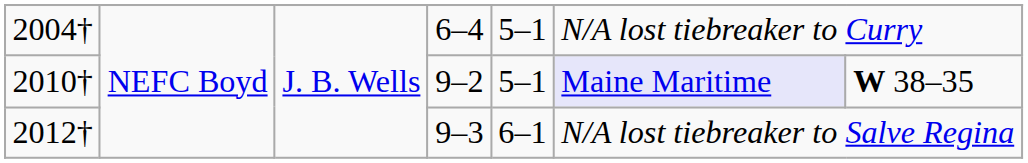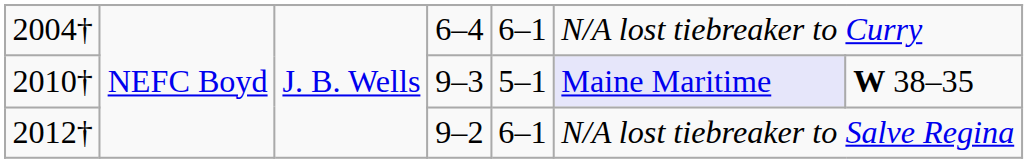(522, 30) 5–1 -> (522, 30) 6–1
(459, 81) 9–2 -> (459, 81) 9–3
(459, 132) 9–3 -> (459, 132) 9–2
